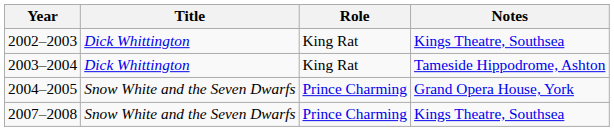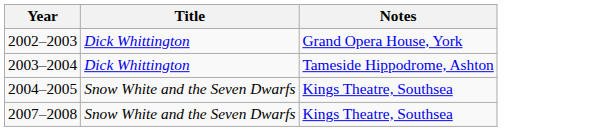- column: (355, 16)
(489, 41) Kings Theatre, Southsea -> (382, 41) Grand Opera House, York
(494, 89) Grand Opera House, York -> (378, 89) Kings Theatre, Southsea
